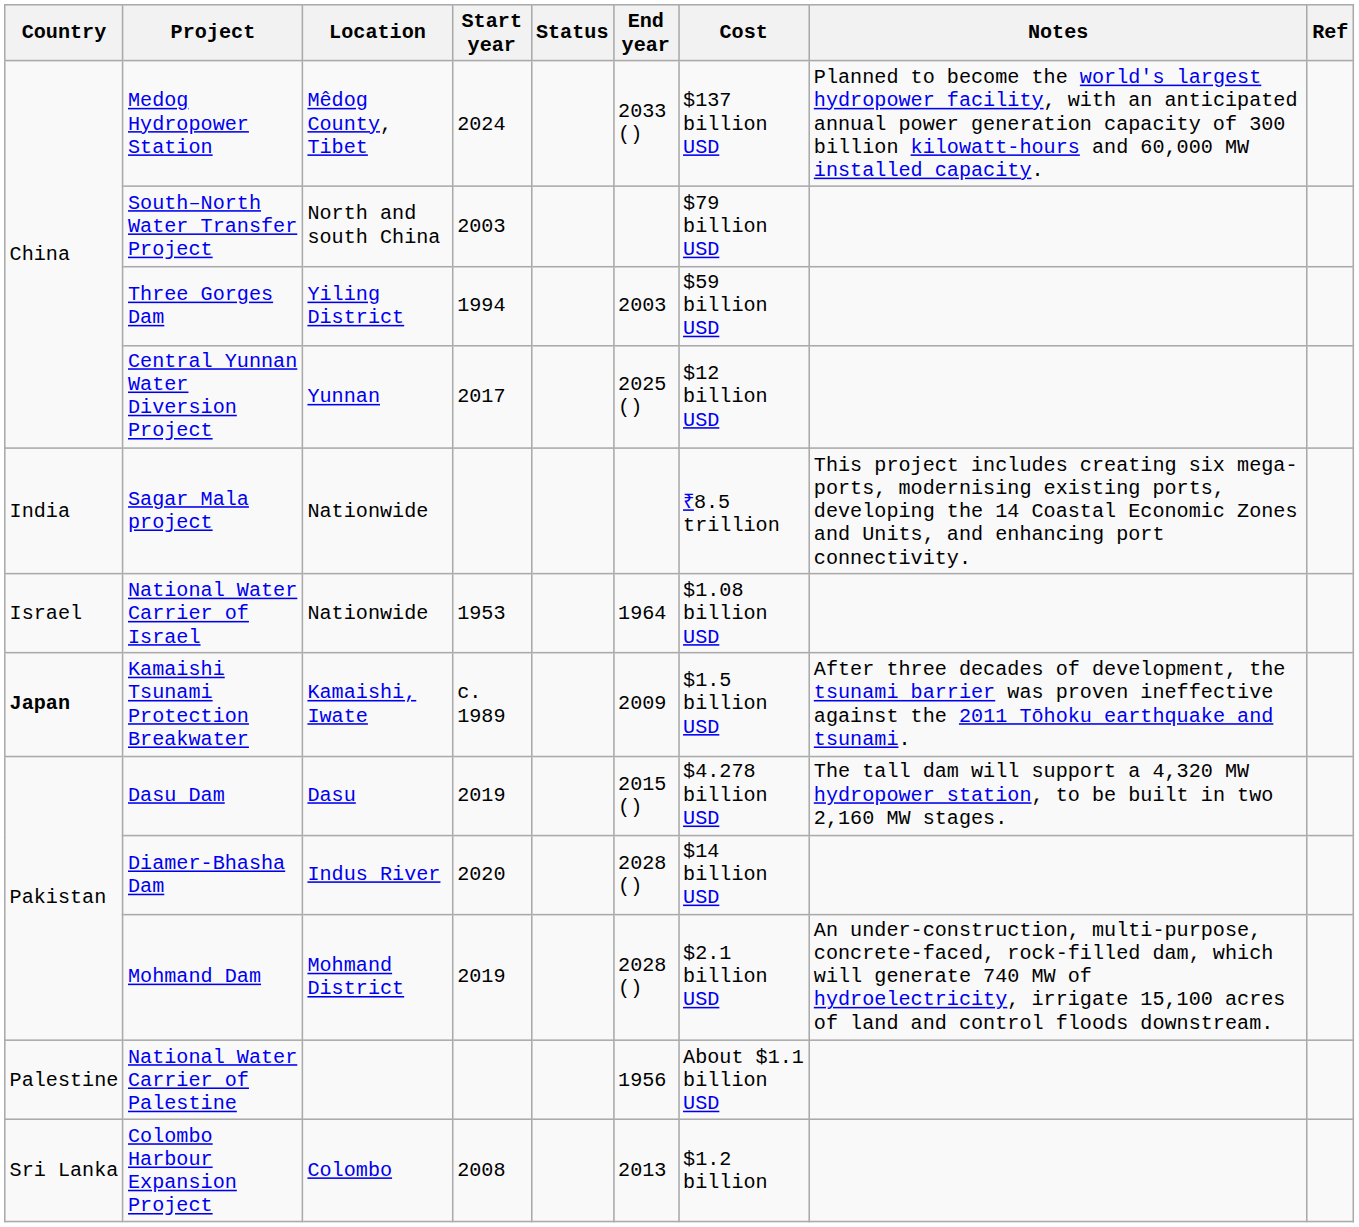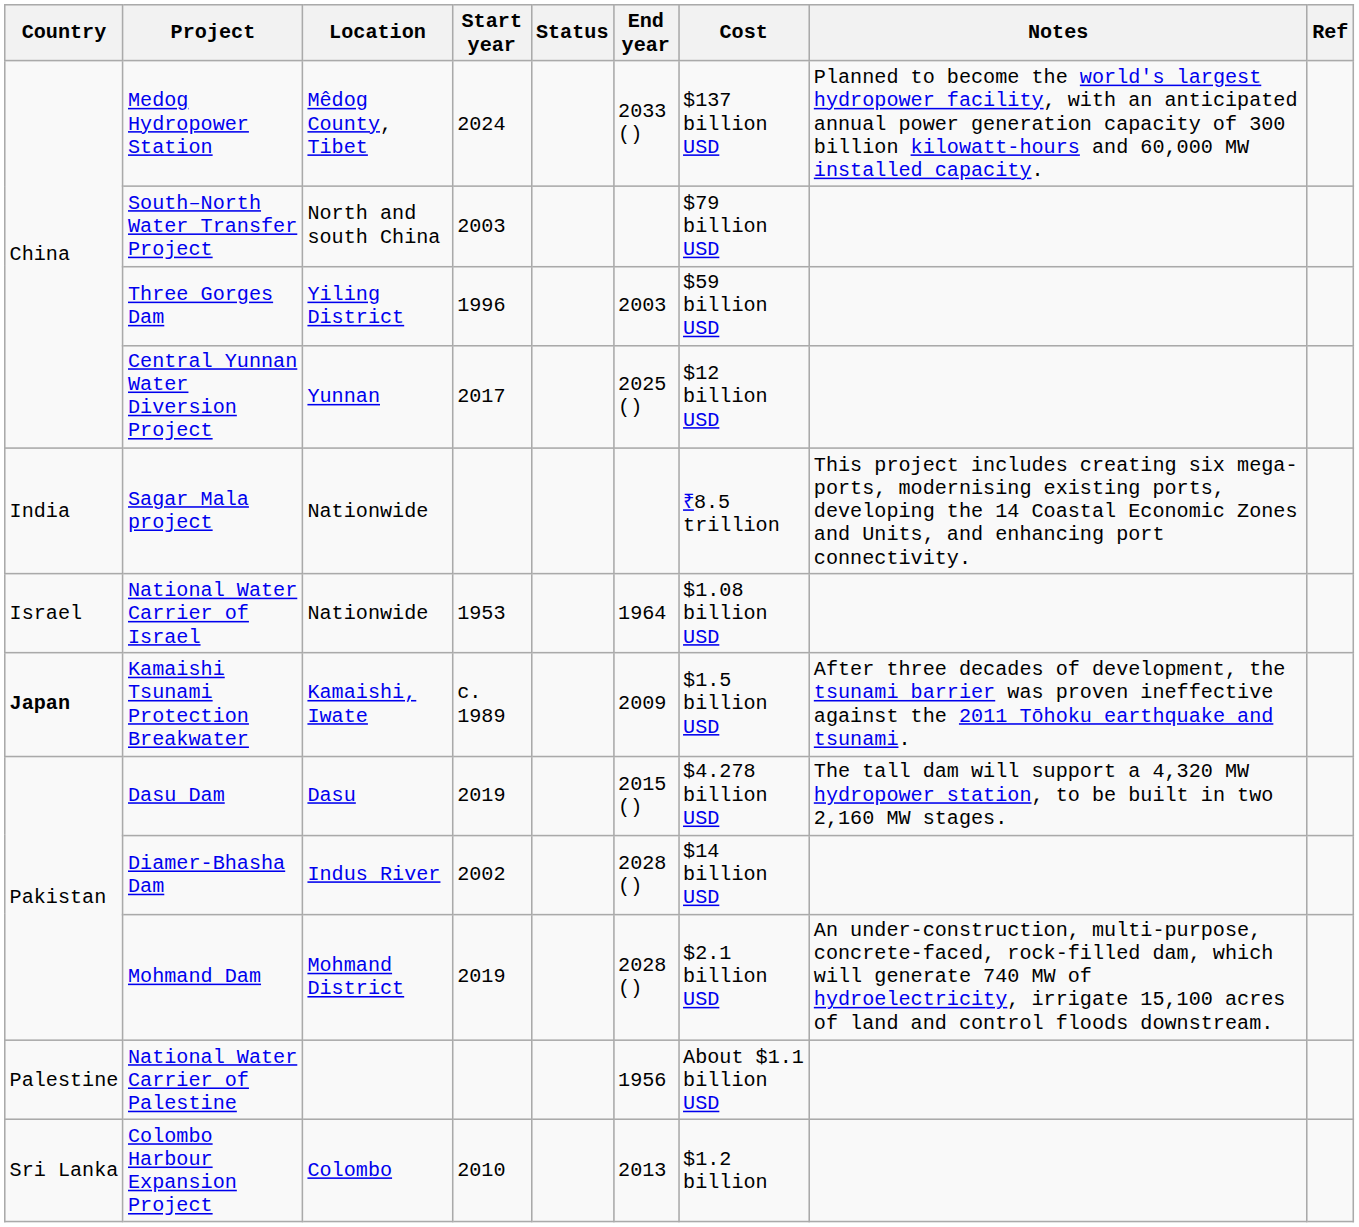(481, 306) 1994 -> (481, 306) 1996
(481, 875) 2020 -> (481, 875) 2002
(481, 1171) 2008 -> (481, 1171) 2010
